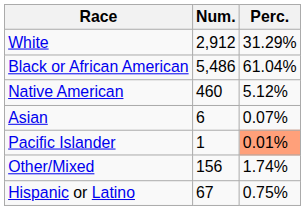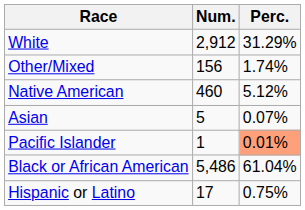rows swapped: (98, 67) <-> (51, 167)
(200, 117) 6 -> (200, 117) 5
(205, 192) 67 -> (205, 192) 17
